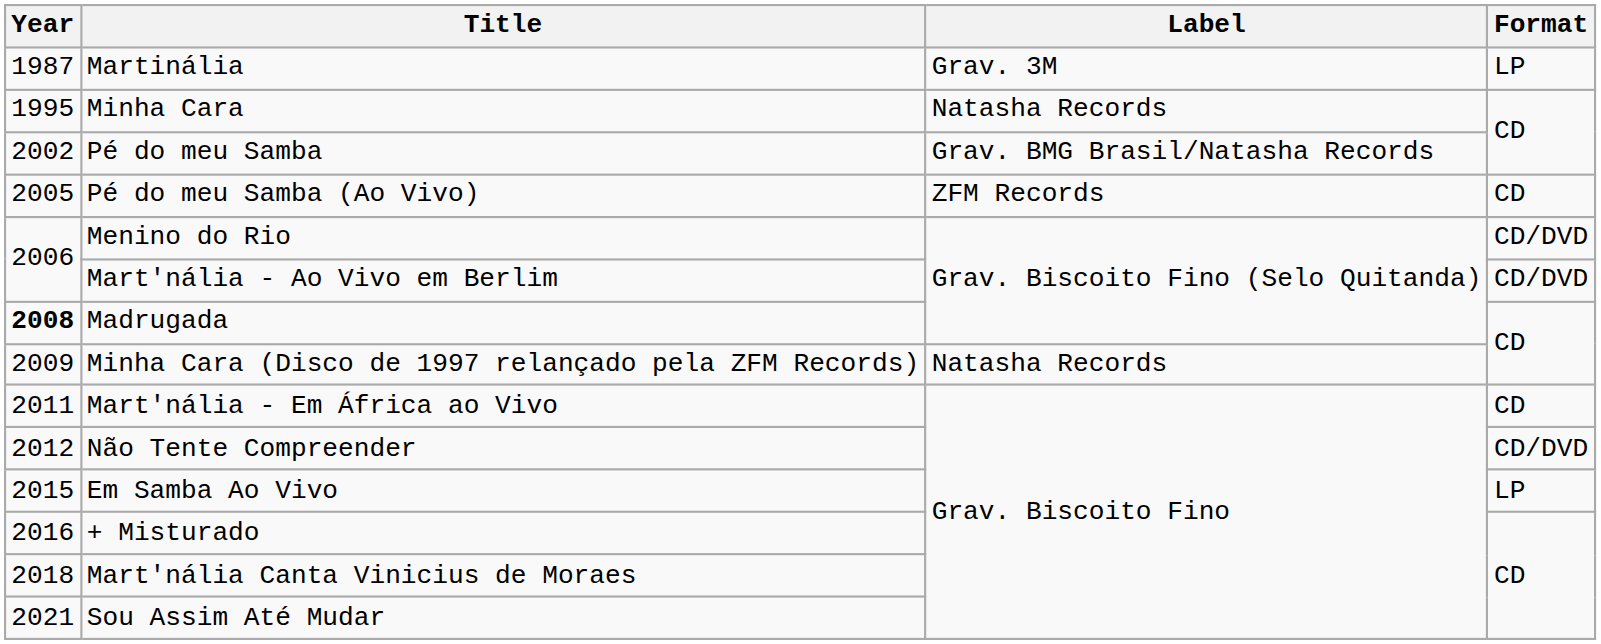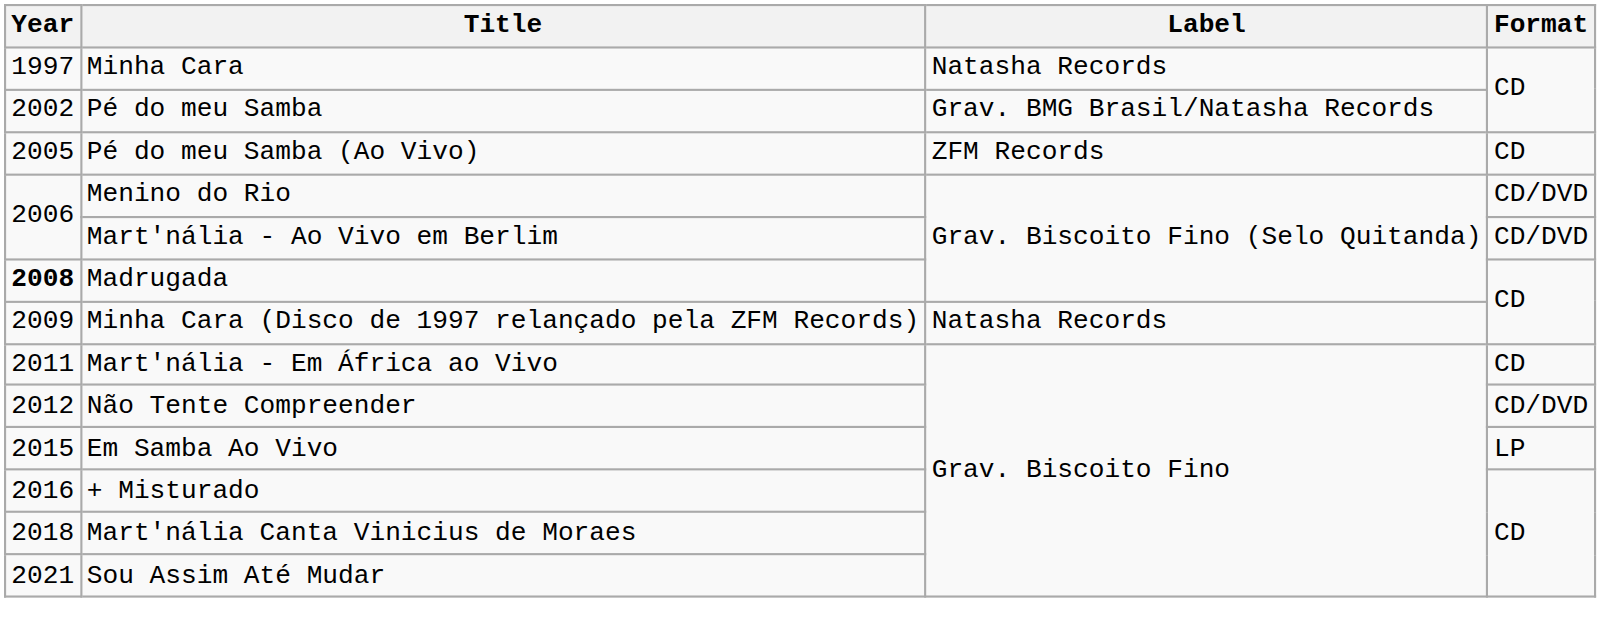- row: (165, 69)
(43, 111) 1995 -> (43, 69) 1997
